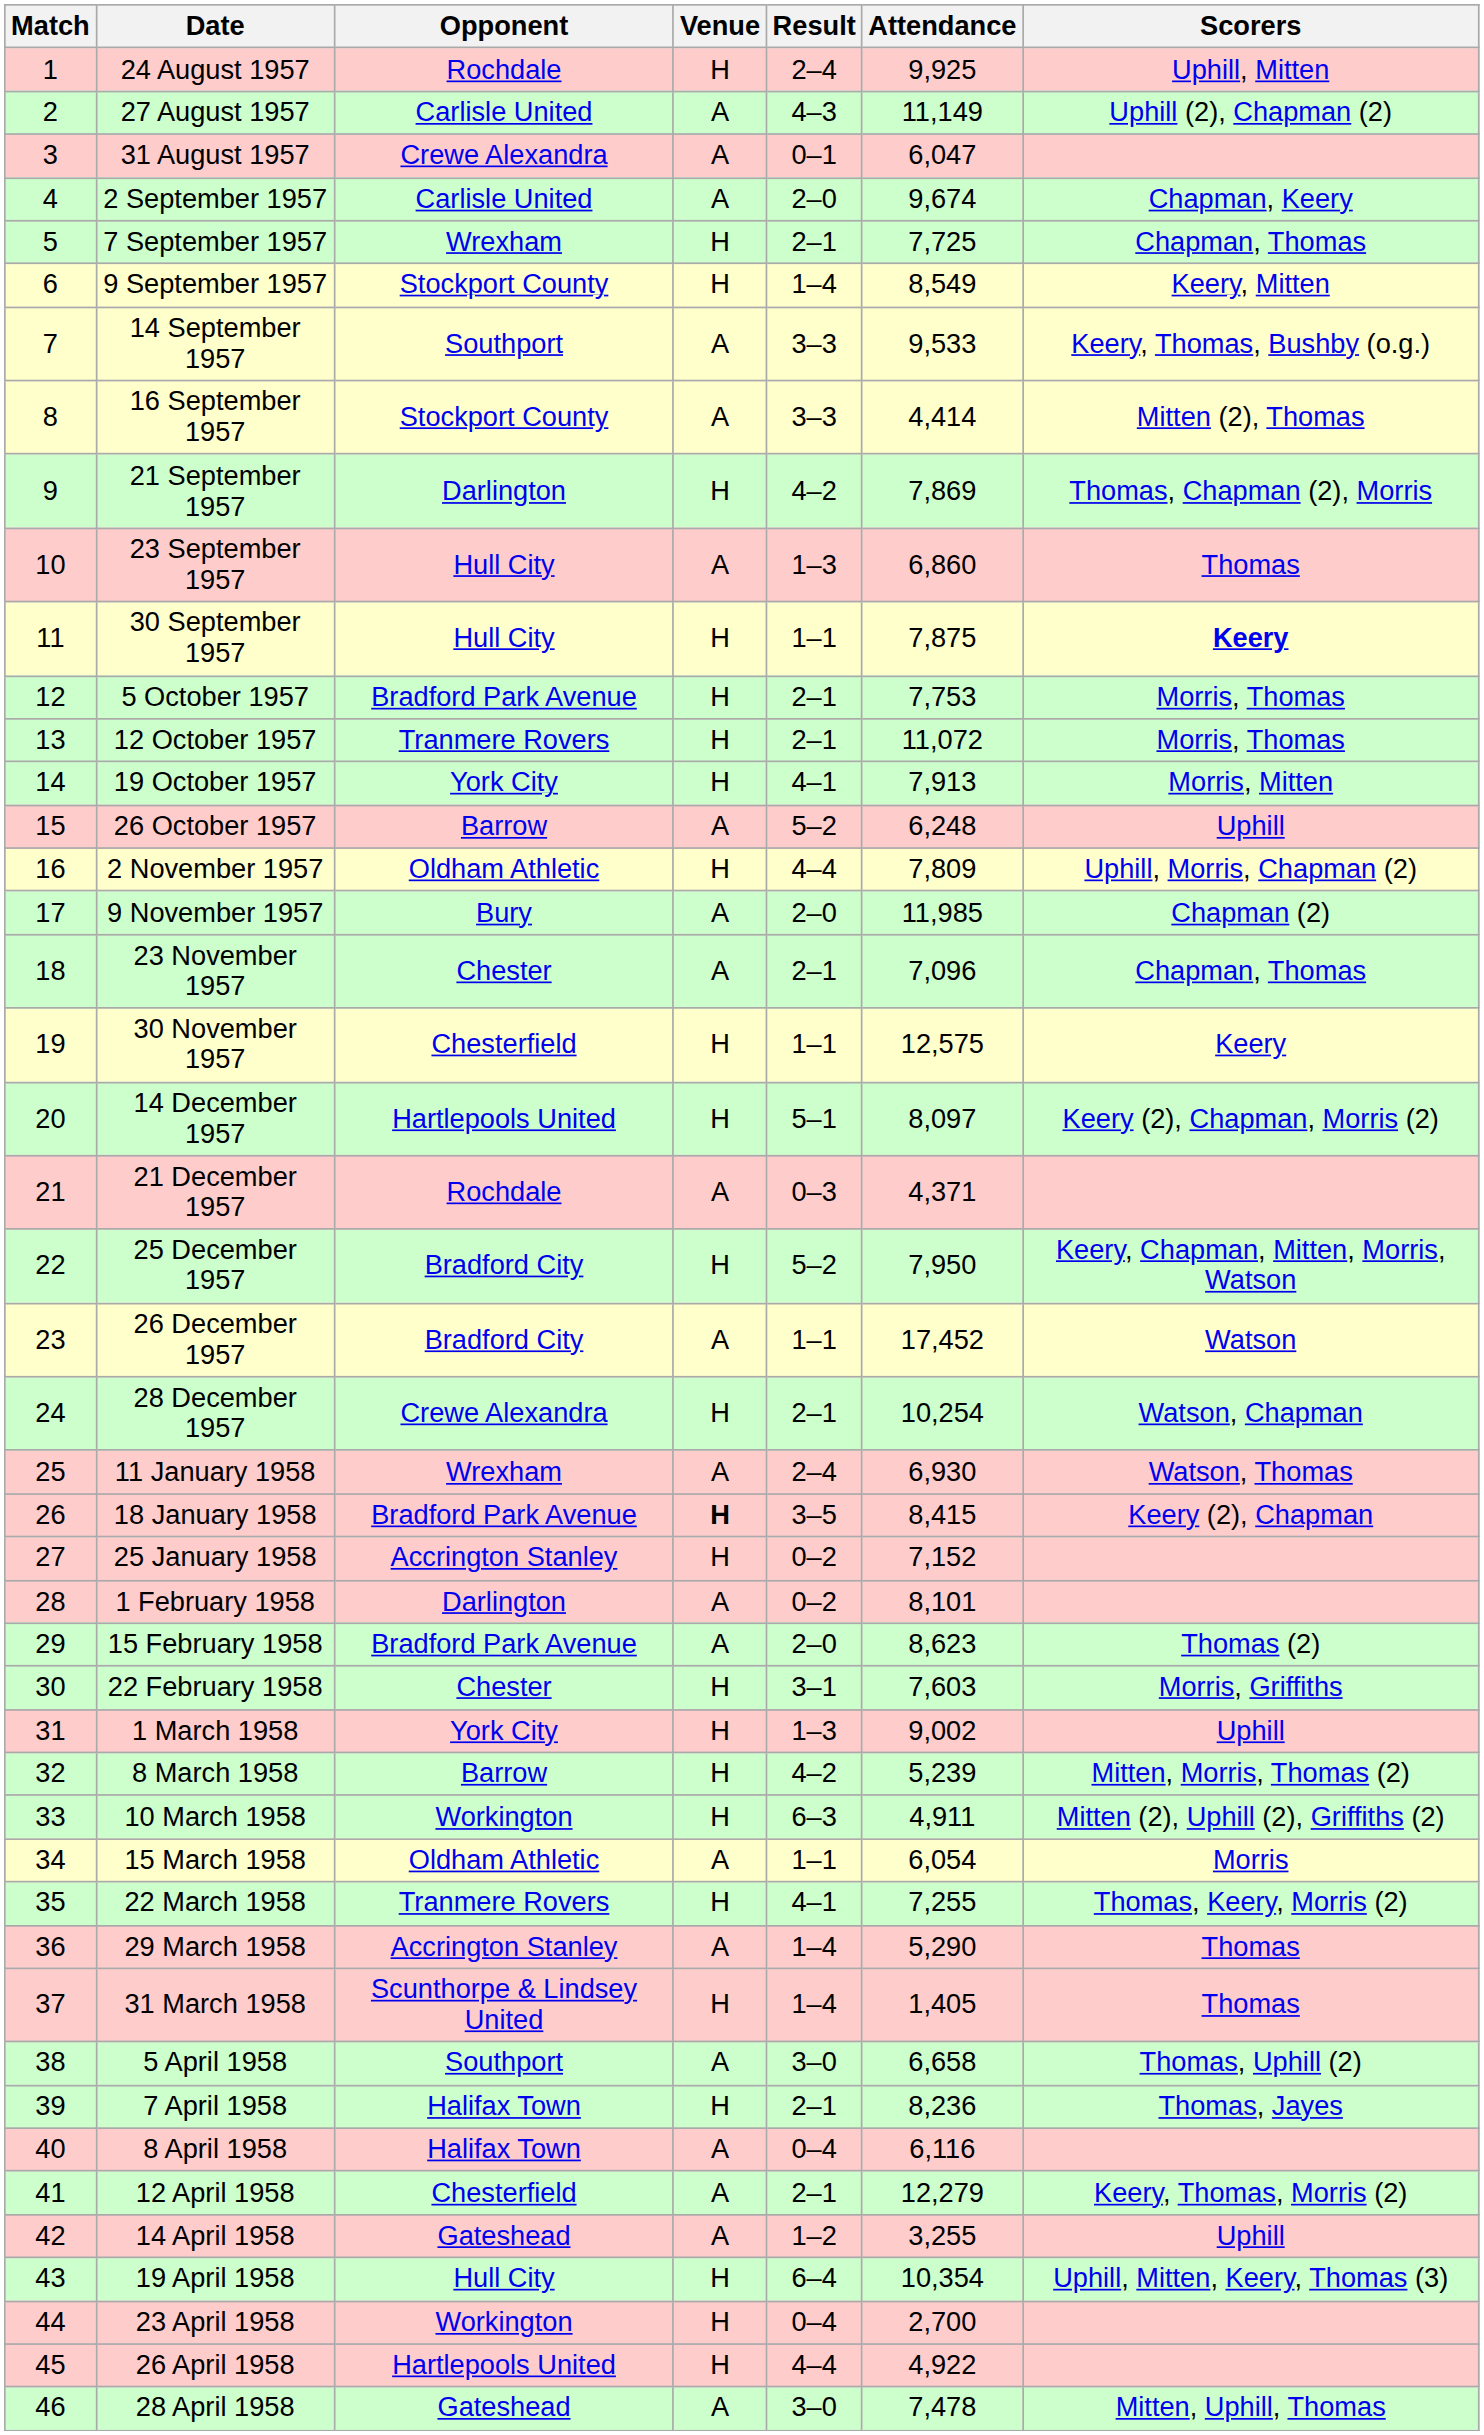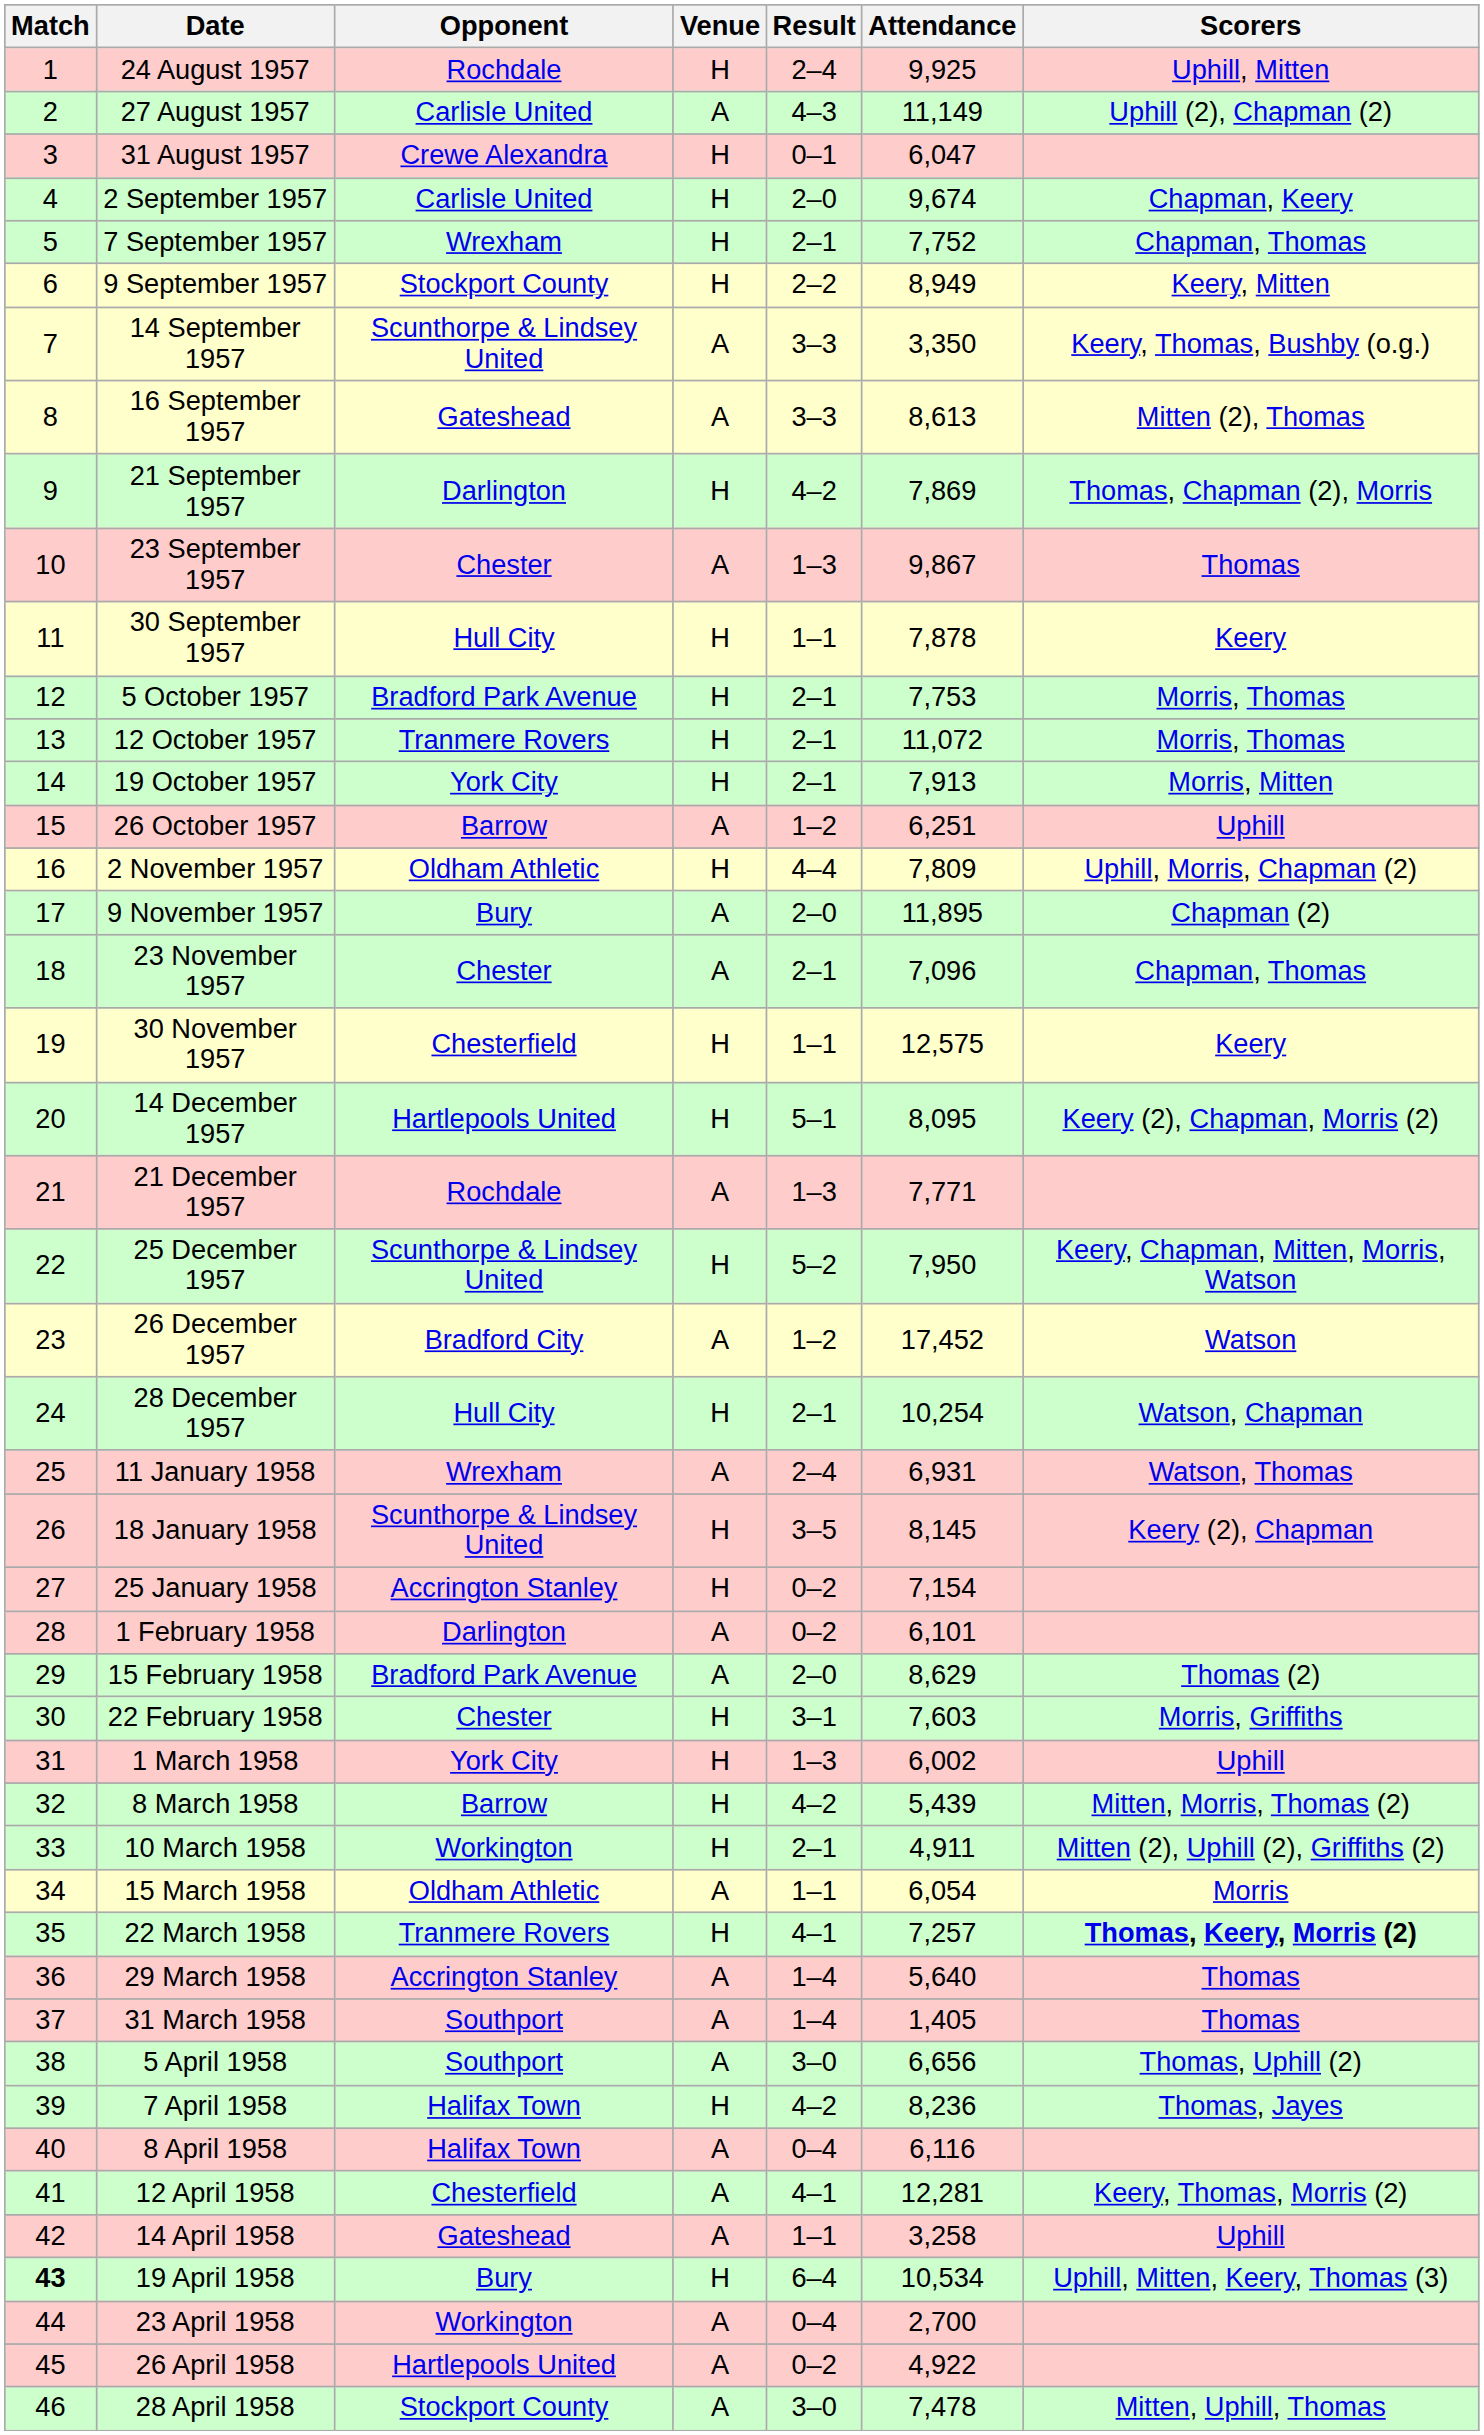(720, 155) A -> (720, 155) H
(720, 198) A -> (720, 198) H
(942, 241) 7,725 -> (942, 241) 7,752
(814, 284) 1–4 -> (814, 284) 2–2
(942, 284) 8,549 -> (942, 284) 8,949
(504, 343) Southport -> (504, 343) Scunthorpe & Lindsey United
(942, 343) 9,533 -> (942, 343) 3,350
(504, 417) Stockport County -> (504, 417) Gateshead
(942, 417) 4,414 -> (942, 417) 8,613
(504, 564) Hull City -> (504, 564) Chester
(942, 564) 6,860 -> (942, 564) 9,867
(942, 638) 7,875 -> (942, 638) 7,878
(1251, 638) bold -> (1251, 638) normal
(814, 782) 4–1 -> (814, 782) 2–1
(814, 826) 5–2 -> (814, 826) 1–2
(942, 826) 6,248 -> (942, 826) 6,251
(942, 912) 11,985 -> (942, 912) 11,895
(942, 1118) 8,097 -> (942, 1118) 8,095
(814, 1192) 0–3 -> (814, 1192) 1–3
(942, 1192) 4,371 -> (942, 1192) 7,771
(504, 1265) Bradford City -> (504, 1265) Scunthorpe & Lindsey United
(814, 1339) 1–1 -> (814, 1339) 1–2
(504, 1413) Crewe Alexandra -> (504, 1413) Hull City
(942, 1471) 6,930 -> (942, 1471) 6,931
(504, 1514) Bradford Park Avenue -> (504, 1530) Scunthorpe & Lindsey United
(720, 1514) bold -> (720, 1530) normal
(942, 1514) 8,415 -> (942, 1530) 8,145
(942, 1557) 7,152 -> (942, 1588) 7,154
(942, 1601) 8,101 -> (942, 1631) 6,101
(942, 1644) 8,623 -> (942, 1674) 8,629
(942, 1730) 9,002 -> (942, 1761) 6,002
(942, 1773) 5,239 -> (942, 1804) 5,439
(814, 1816) 6–3 -> (814, 1847) 2–1
(942, 1903) 7,255 -> (942, 1933) 7,257
(1251, 1903) normal -> (1251, 1933) bold
(942, 1946) 5,290 -> (942, 1976) 5,640
(504, 2004) Scunthorpe & Lindsey United -> (504, 2019) Southport
(720, 2004) H -> (720, 2019) A
(942, 2063) 6,658 -> (942, 2063) 6,656
(814, 2106) 2–1 -> (814, 2106) 4–2
(814, 2192) 2–1 -> (814, 2192) 4–1
(942, 2192) 12,279 -> (942, 2192) 12,281
(814, 2235) 1–2 -> (814, 2235) 1–1
(942, 2235) 3,255 -> (942, 2235) 3,258
(50, 2278) normal -> (50, 2278) bold
(504, 2278) Hull City -> (504, 2278) Bury
(942, 2278) 10,354 -> (942, 2278) 10,534
(720, 2321) H -> (720, 2321) A
(720, 2365) H -> (720, 2365) A
(814, 2365) 4–4 -> (814, 2365) 0–2
(504, 2408) Gateshead -> (504, 2408) Stockport County
